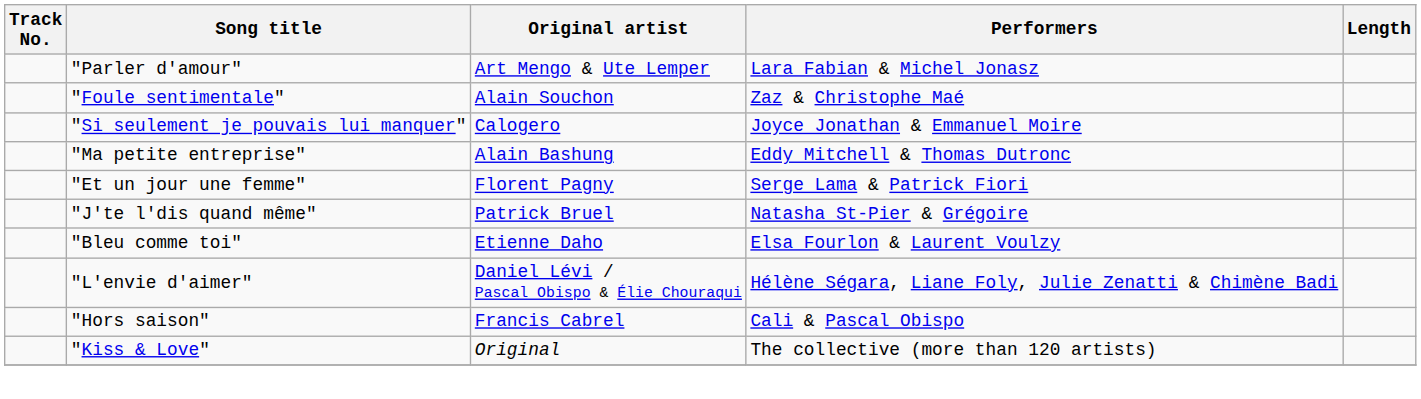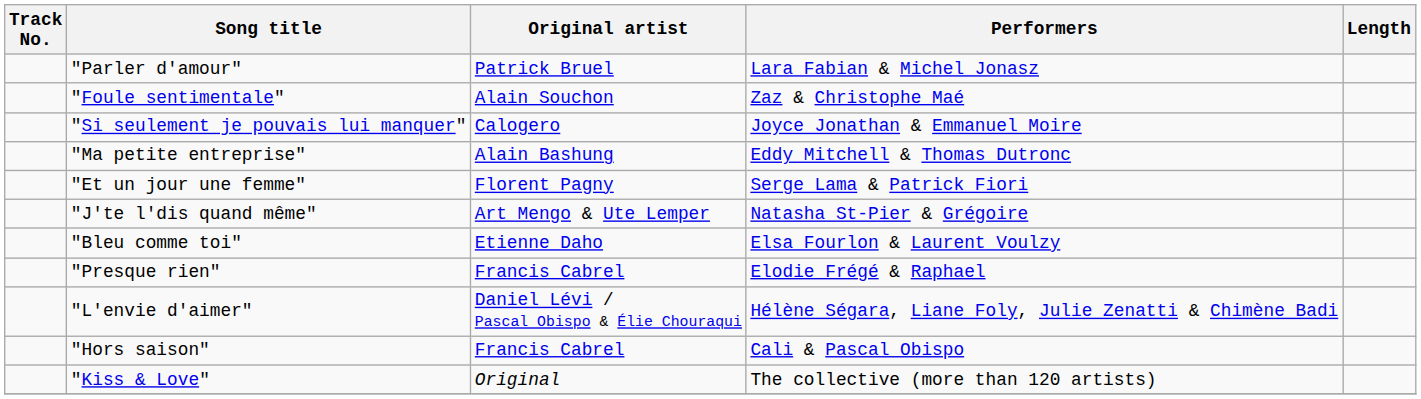(592, 69) Art Mengo & Ute Lemper -> (544, 69) Patrick Bruel
(544, 214) Patrick Bruel -> (592, 214) Art Mengo & Ute Lemper
+ row: (146, 272)
